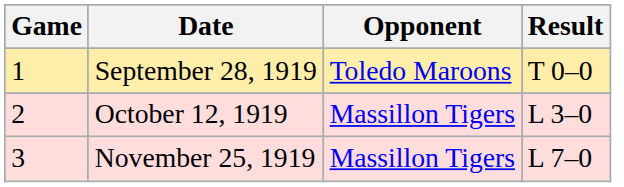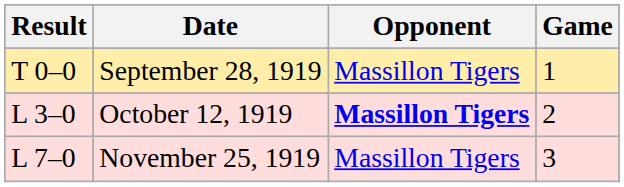columns swapped: (47, 26) <-> (565, 26)
(421, 70) Toledo Maroons -> (427, 70) Massillon Tigers
(422, 114) normal -> (432, 114) bold
